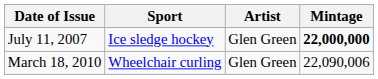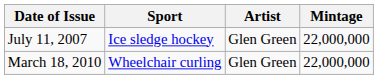(336, 39) bold -> (336, 39) normal
(336, 62) 22,090,006 -> (336, 62) 22,000,000
